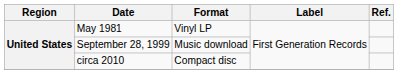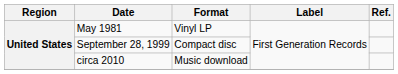(211, 45) Music download -> (205, 45) Compact disc
(205, 61) Compact disc -> (211, 61) Music download
